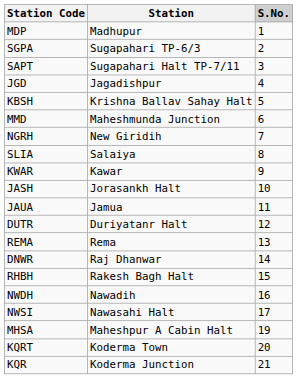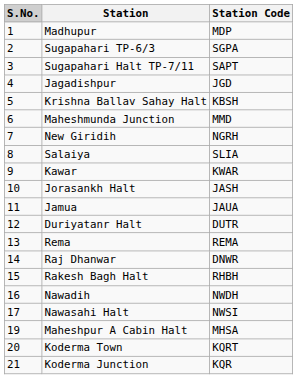columns swapped: (274, 13) <-> (46, 13)
